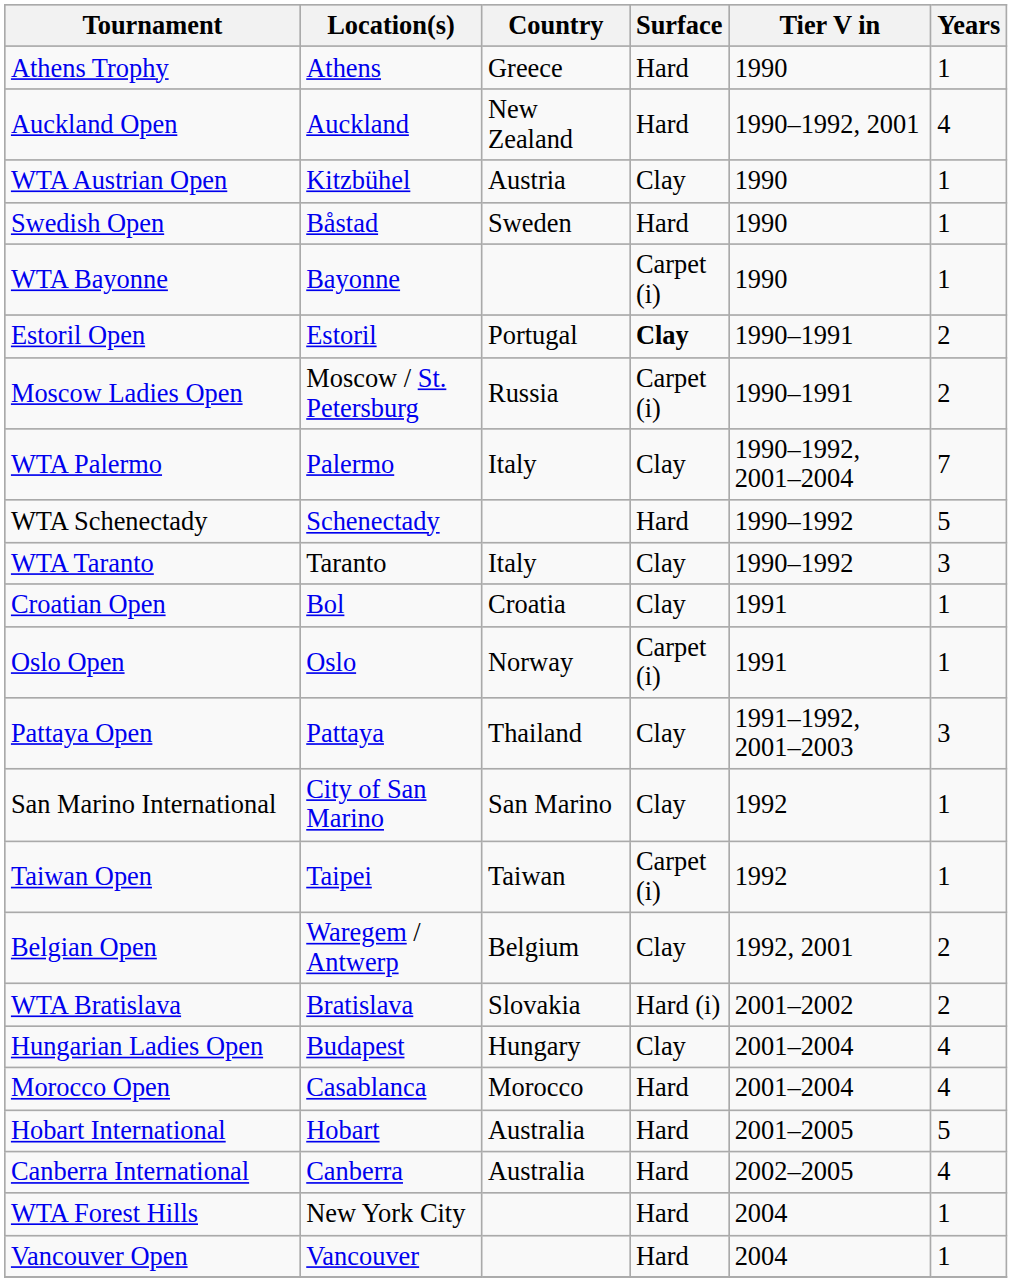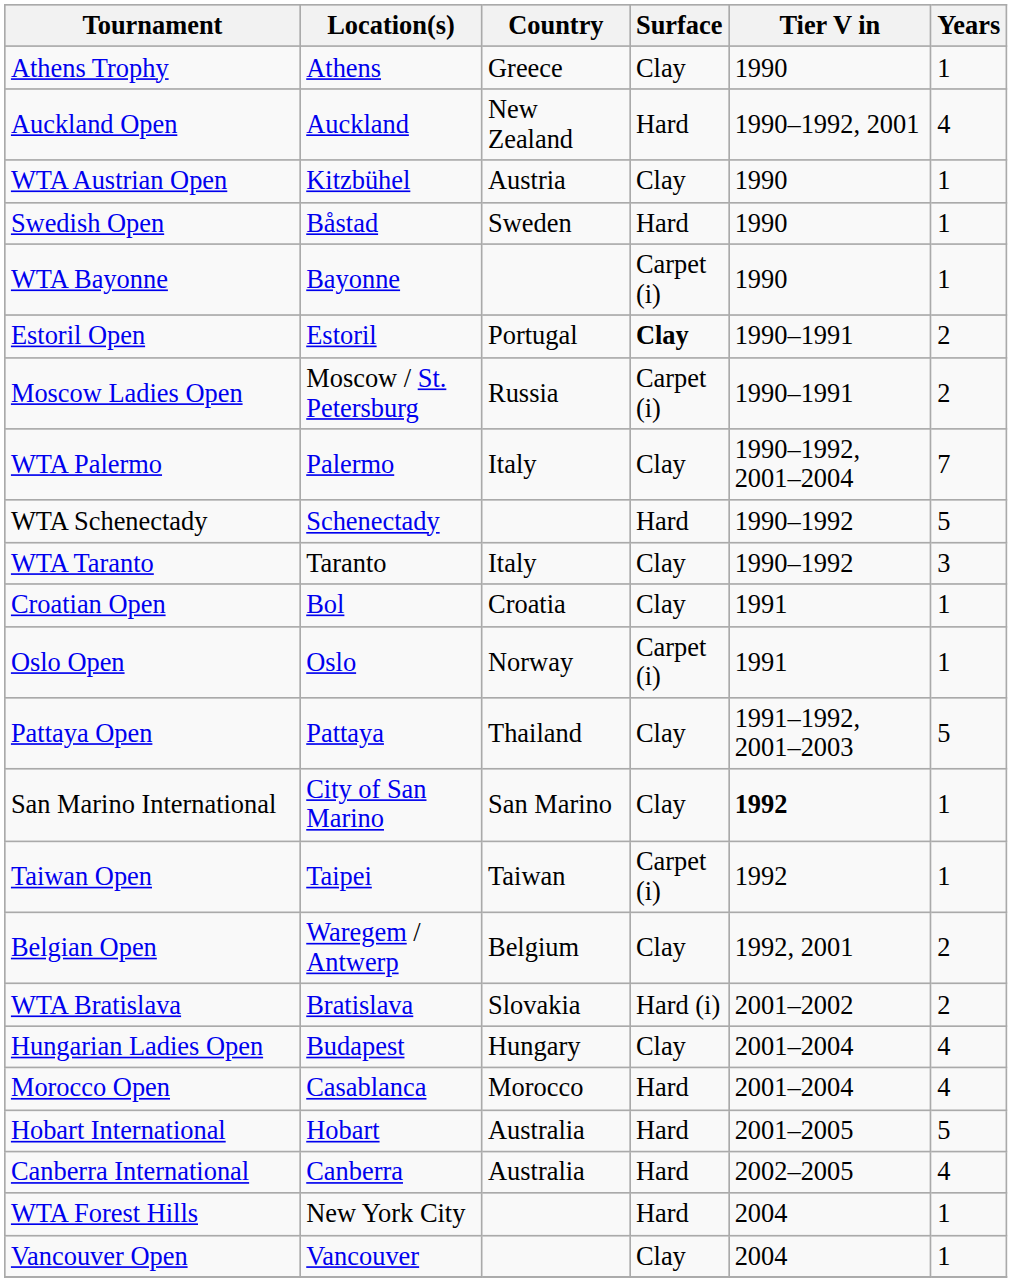(662, 67) Hard -> (661, 67) Clay
(944, 733) 3 -> (944, 733) 5
(761, 804) normal -> (761, 804) bold
(662, 1255) Hard -> (661, 1255) Clay
